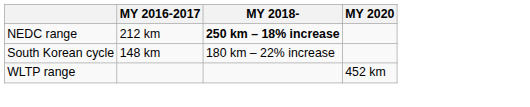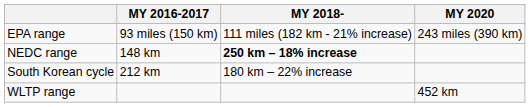+ row: (36, 33)
(140, 33) 212 km -> (140, 53) 148 km
(140, 53) 148 km -> (140, 72) 212 km
